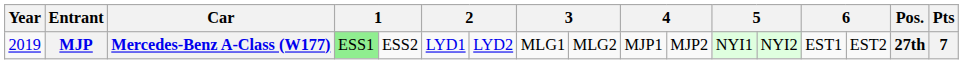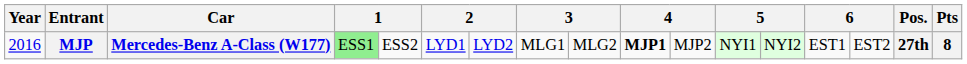(25, 45) 2019 -> (25, 45) 2016
(644, 45) normal -> (645, 45) bold
(944, 45) 7 -> (947, 45) 8
